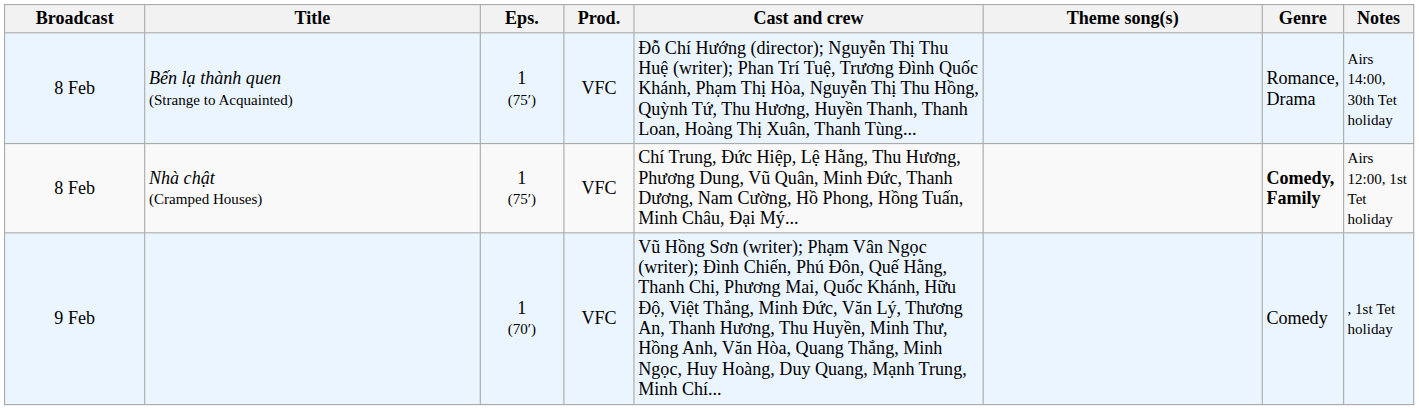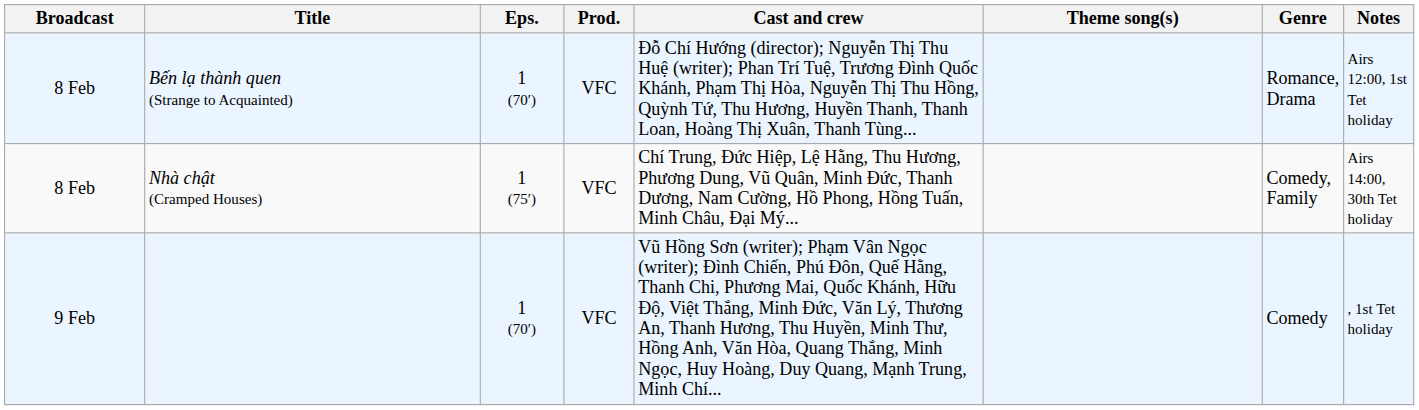(522, 88) 1 (75′) -> (522, 88) 1 (70′)
(1372, 89) Airs 14:00, 30th Tet holiday -> (1377, 89) Airs 12:00, 1st Tet holiday
(1300, 188) bold -> (1299, 188) normal
(1377, 189) Airs 12:00, 1st Tet holiday -> (1372, 189) Airs 14:00, 30th Tet holiday
